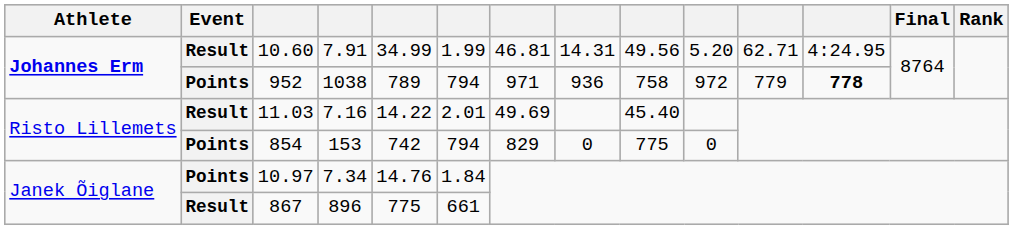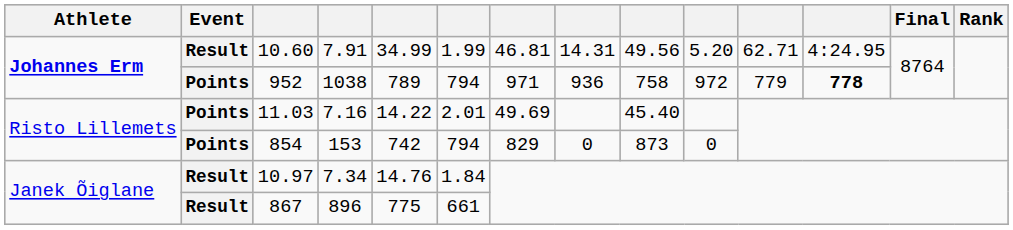(217, 114) Result -> (217, 114) Points
(652, 145) 775 -> (652, 145) 873
(217, 176) Points -> (217, 176) Result
